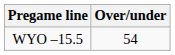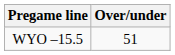(131, 38) 54 -> (131, 38) 51
